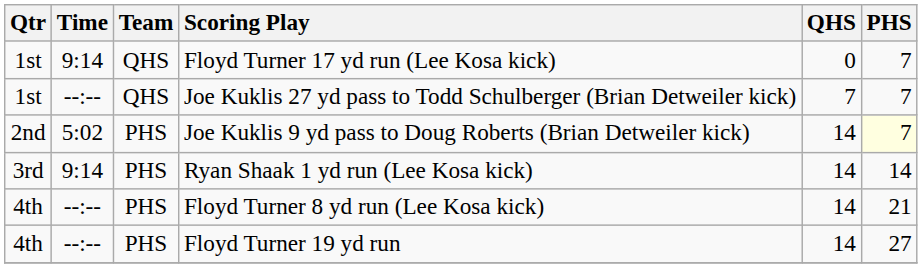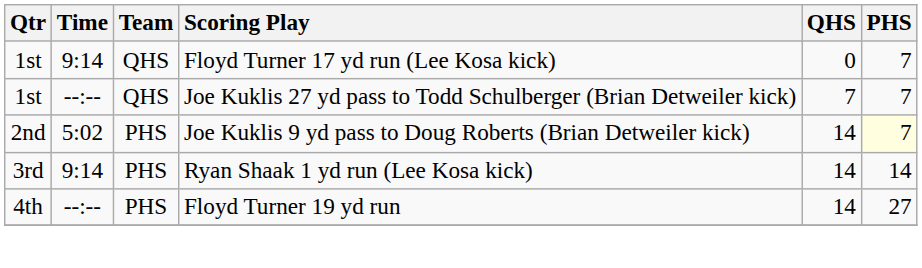- row: (364, 206)
